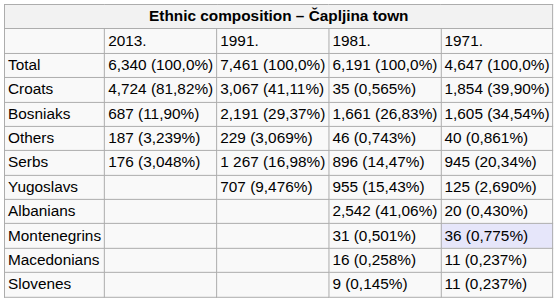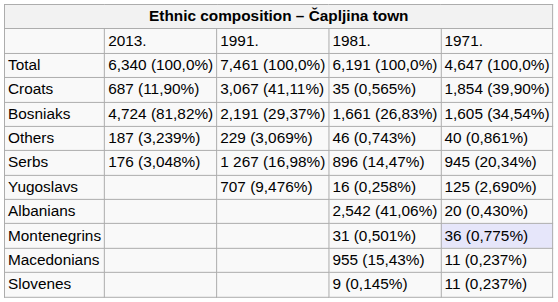(161, 89) 4,724 (81,82%) -> (154, 89) 687 (11,90%)
(154, 114) 687 (11,90%) -> (161, 114) 4,724 (81,82%)
(379, 187) 955 (15,43%) -> (374, 187) 16 (0,258%)
(374, 260) 16 (0,258%) -> (379, 260) 955 (15,43%)
